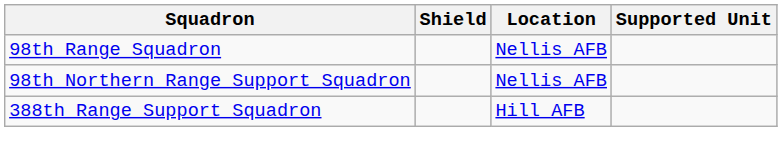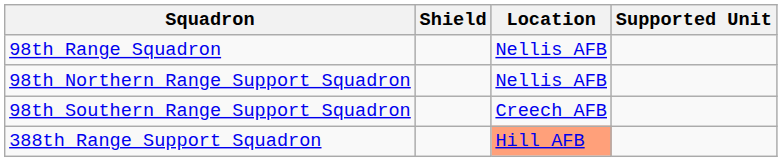+ row: (210, 111)
(540, 111) no background -> (540, 141) lightsalmon background
